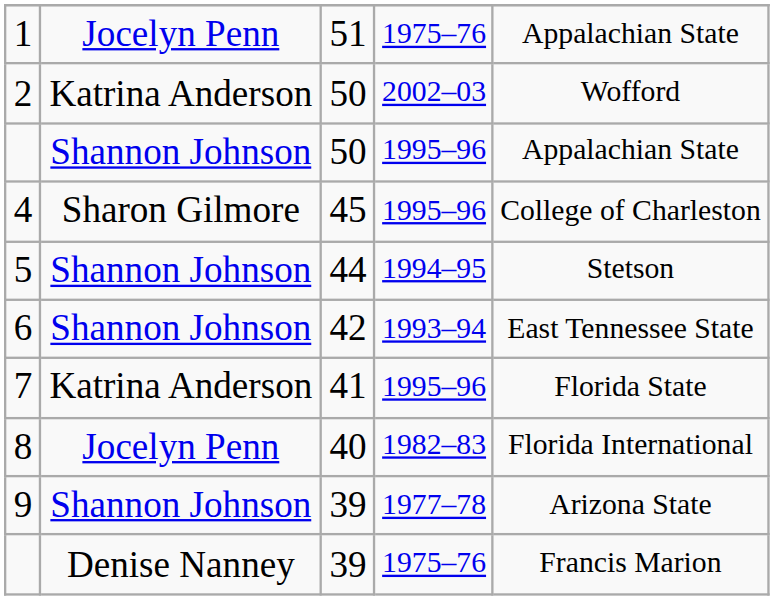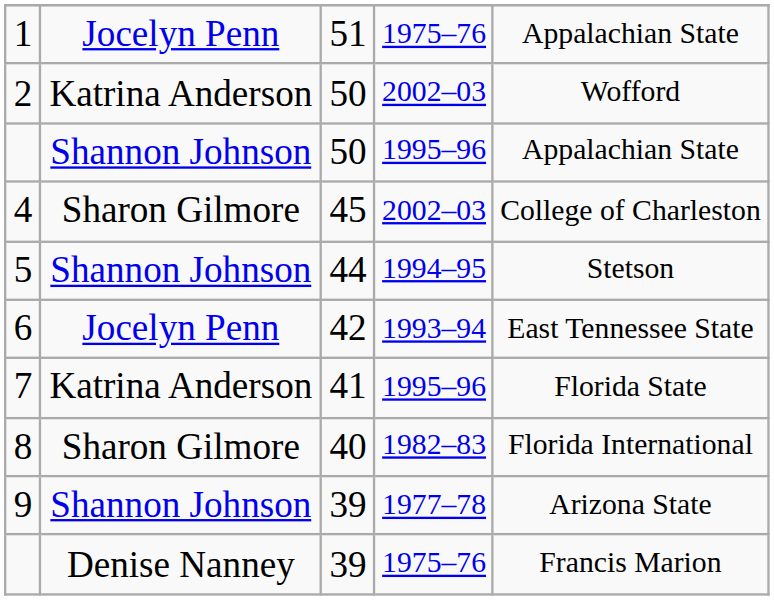(434, 210) 1995–96 -> (434, 210) 2002–03
(181, 328) Shannon Johnson -> (181, 328) Jocelyn Penn
(181, 446) Jocelyn Penn -> (181, 446) Sharon Gilmore
